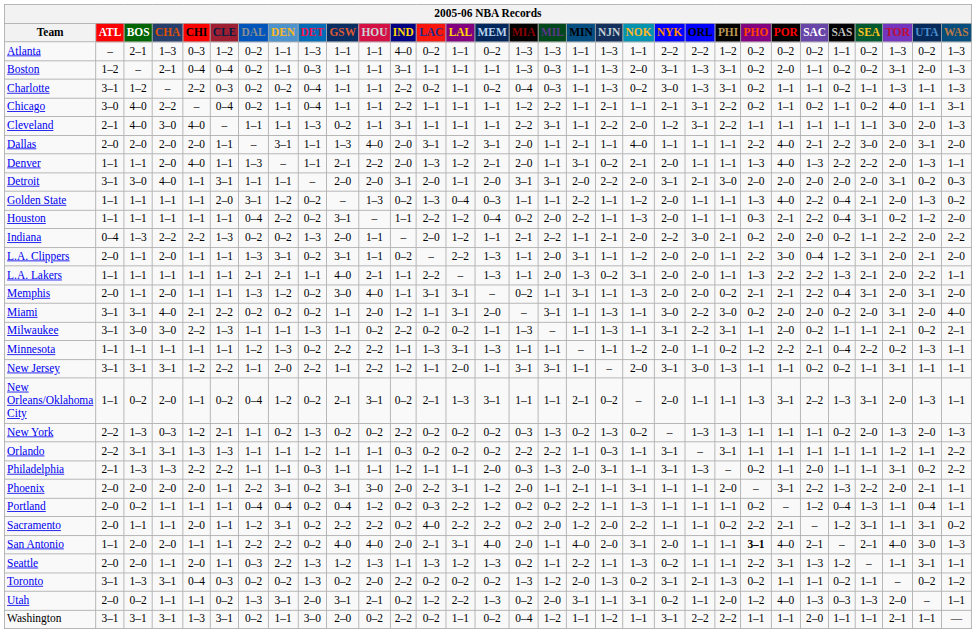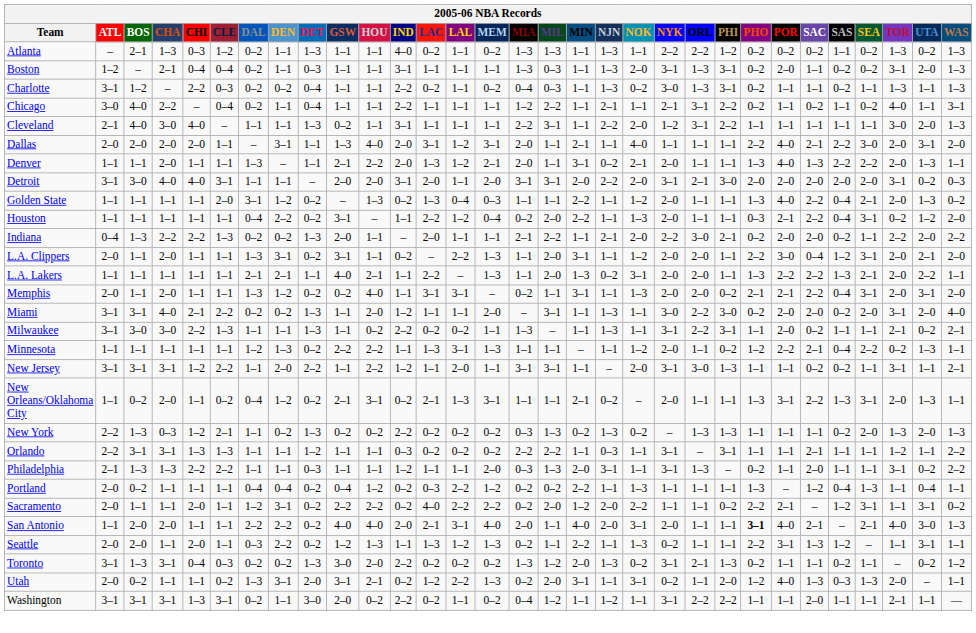(197, 162) 4–0 -> (197, 162) 1–1
(197, 181) 1–1 -> (197, 181) 4–0
(460, 237) 1–2 -> (460, 237) 1–1
(343, 293) 3–0 -> (343, 293) 0–2
(312, 312) 0–2 -> (312, 312) 1–3
(460, 312) 3–1 -> (460, 312) 1–1
(956, 368) 1–1 -> (956, 368) 2–1
(815, 450) 1–1 -> (815, 450) 2–1
- row: (26, 488)
(756, 507) 0–2 -> (756, 488) 1–3
(312, 563) 1–3 -> (312, 544) 0–2
(343, 581) 0–2 -> (343, 563) 3–0
